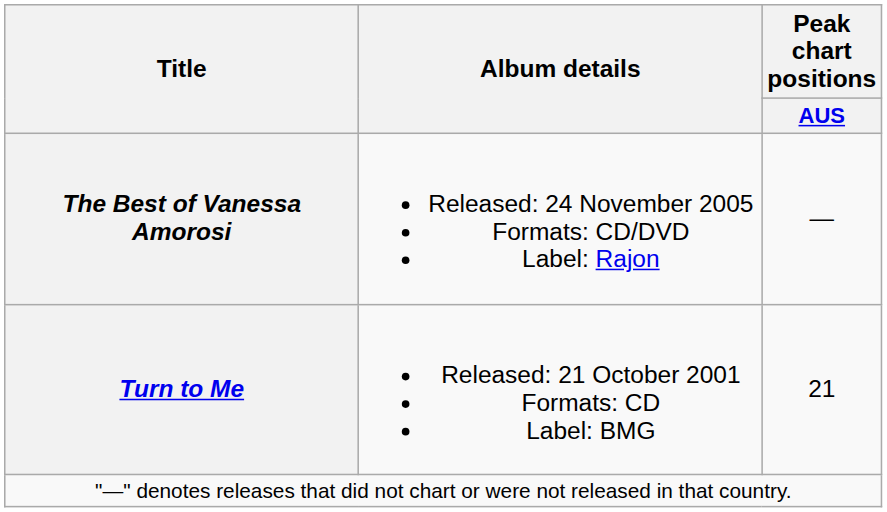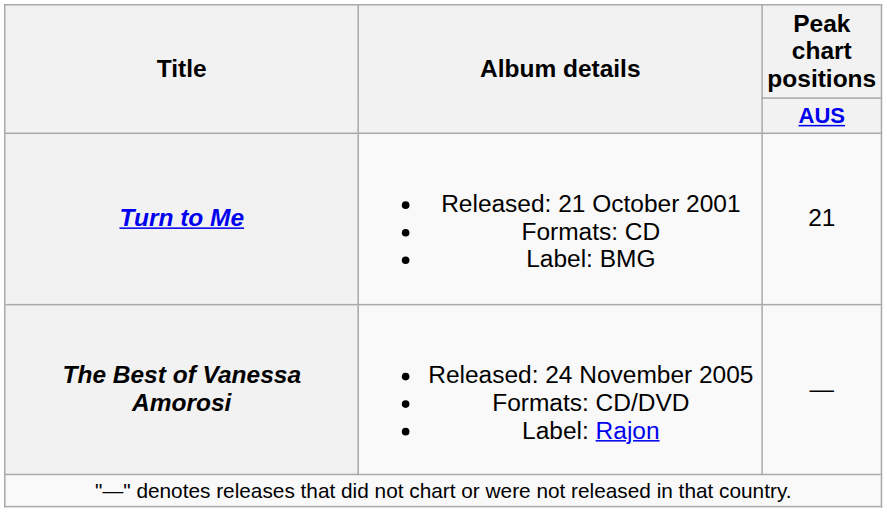rows swapped: (182, 388) <-> (182, 218)
